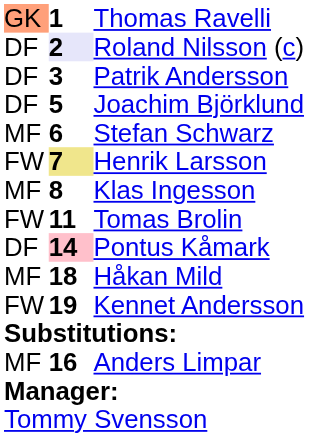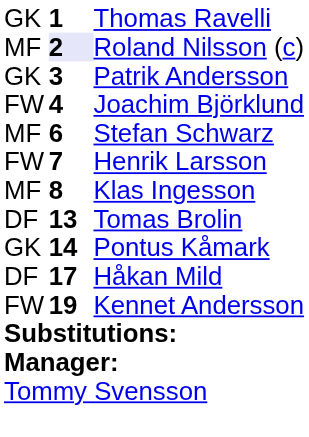(23, 18) lightsalmon background -> (23, 18) no background
(21, 47) DF -> (23, 47) MF
(21, 76) DF -> (23, 76) GK
(21, 104) DF -> (24, 104) FW
(56, 104) 5 -> (56, 104) 4
(56, 162) khaki background -> (56, 162) no background
(24, 219) FW -> (21, 219) DF
(62, 219) 11 -> (63, 219) 13
(21, 247) DF -> (23, 247) GK
(63, 247) pink background -> (63, 247) no background
(23, 276) MF -> (21, 276) DF
(63, 276) 18 -> (63, 276) 17
- row: (177, 362)
